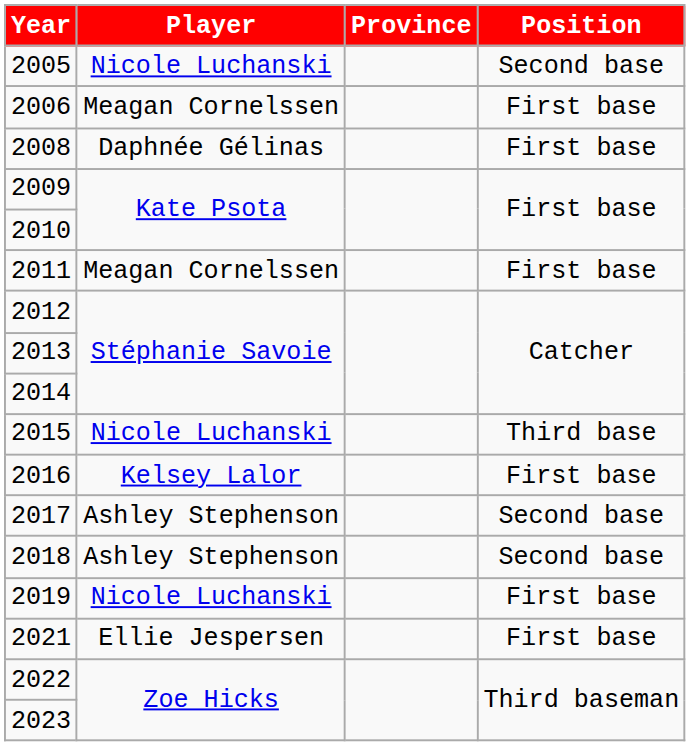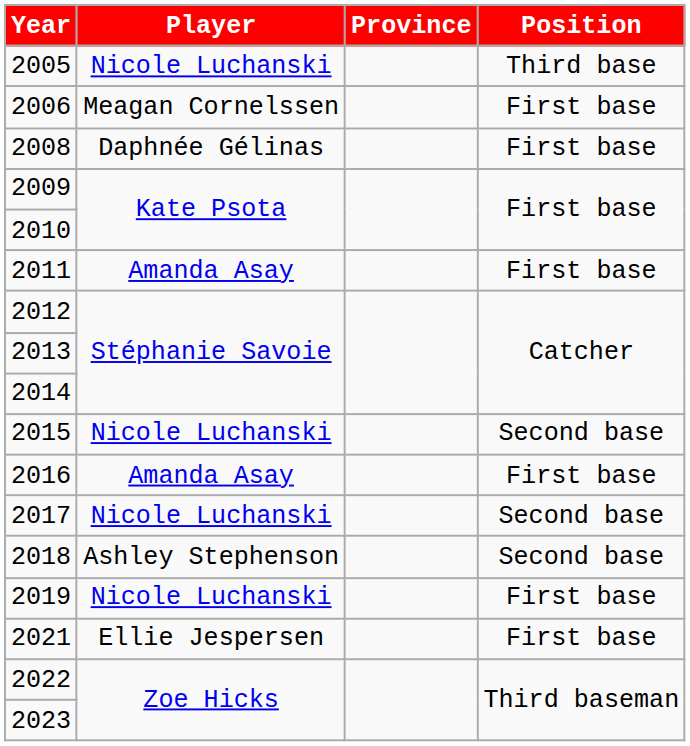(581, 66) Second base -> (581, 66) Third base
(211, 271) Meagan Cornelssen -> (211, 271) Amanda Asay
(581, 434) Third base -> (581, 434) Second base
(211, 475) Kelsey Lalor -> (211, 475) Amanda Asay
(211, 516) Ashley Stephenson -> (211, 516) Nicole Luchanski
